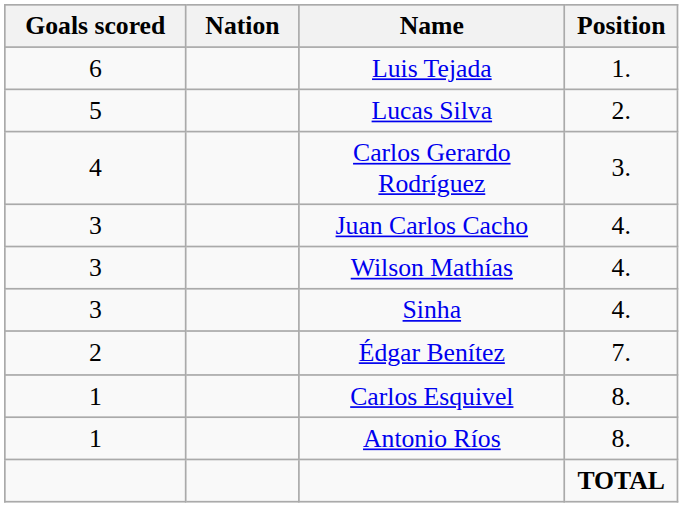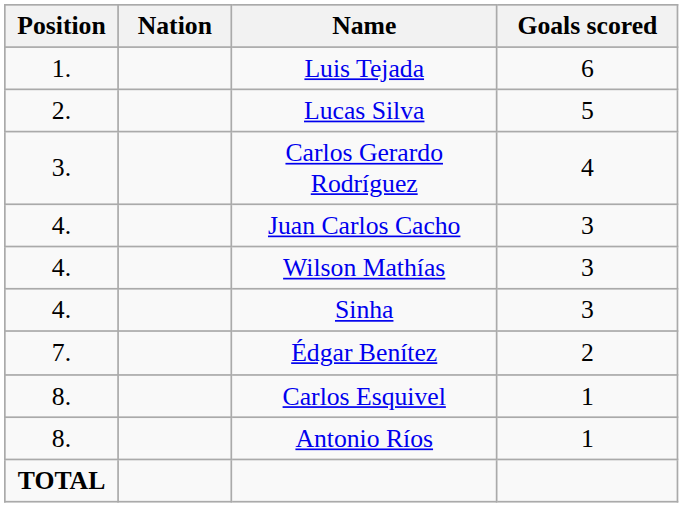columns swapped: (621, 25) <-> (95, 25)
